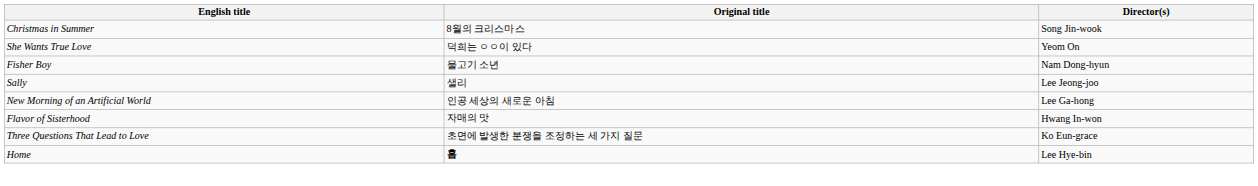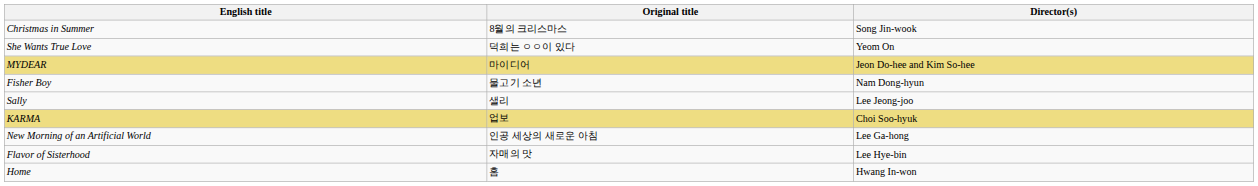+ row: (27, 65)
+ row: (23, 118)
(1072, 118) Hwang In-won -> (881, 154) Lee Hye-bin
- row: (78, 136)
(452, 154) bold -> (494, 172) normal
(1066, 154) Lee Hye-bin -> (886, 172) Hwang In-won
